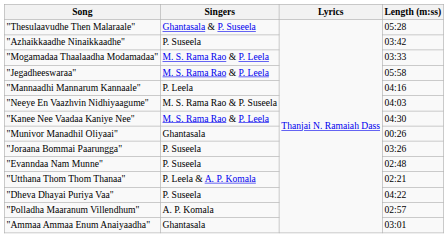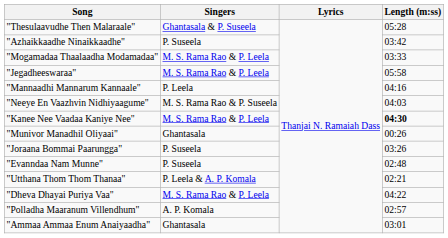(395, 118) normal -> (396, 118) bold
(182, 194) P. Suseela -> (216, 194) M. S. Rama Rao & P. Leela
